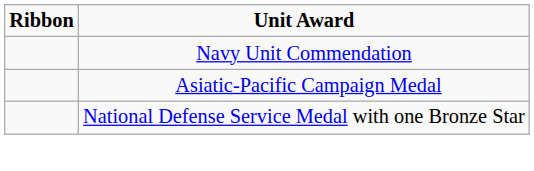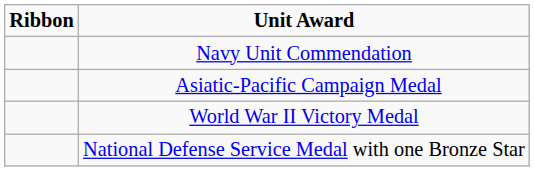+ row: (304, 117)
